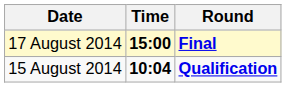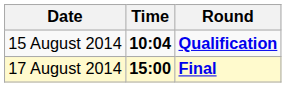rows swapped: (65, 69) <-> (65, 43)
